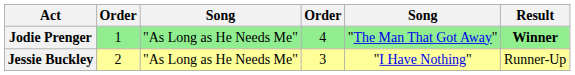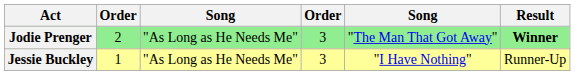(118, 37) 1 -> (118, 37) 2
(323, 37) 4 -> (323, 37) 3
(118, 59) 2 -> (118, 59) 1
